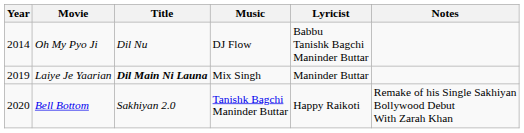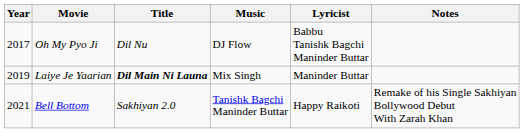(18, 44) 2014 -> (18, 44) 2017
(18, 105) 2020 -> (18, 105) 2021
